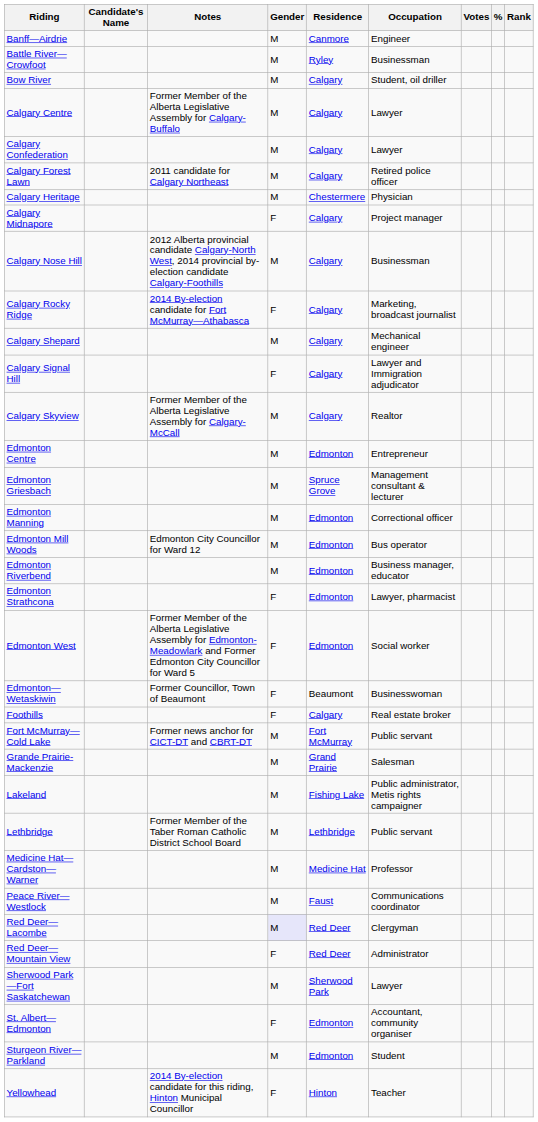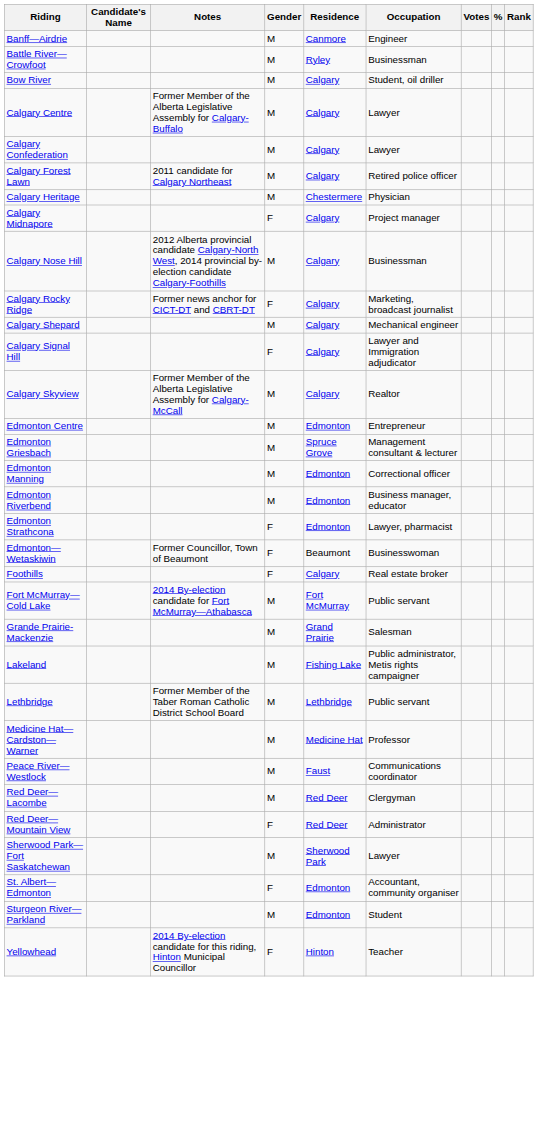(199, 309) 2014 By-election candidate for Fort McMurray—Athabasca -> (205, 304) Former news anchor for CICT-DT and CBRT-DT
- row: (37, 544)
- row: (41, 645)
(202, 736) Former news anchor for CICT-DT and CBRT-DT -> (202, 600) 2014 By-election candidate for Fort McMurray—Athabasca
(274, 927) lavender background -> (271, 797) no background
